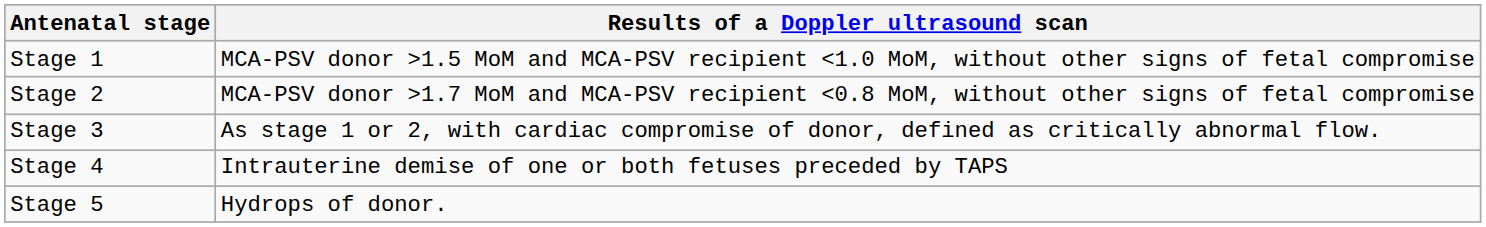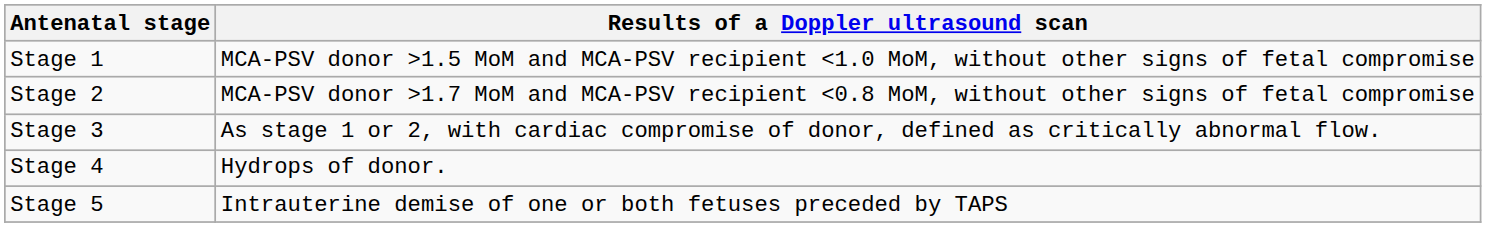(614, 168) Intrauterine demise of one or both fetuses preceded by TAPS -> (334, 168) Hydrops of donor.
(334, 204) Hydrops of donor. -> (614, 204) Intrauterine demise of one or both fetuses preceded by TAPS
